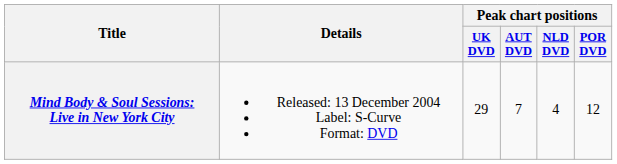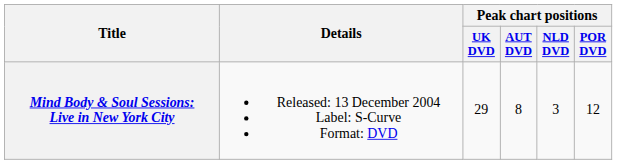(518, 110) 7 -> (518, 110) 8
(556, 110) 4 -> (556, 110) 3
